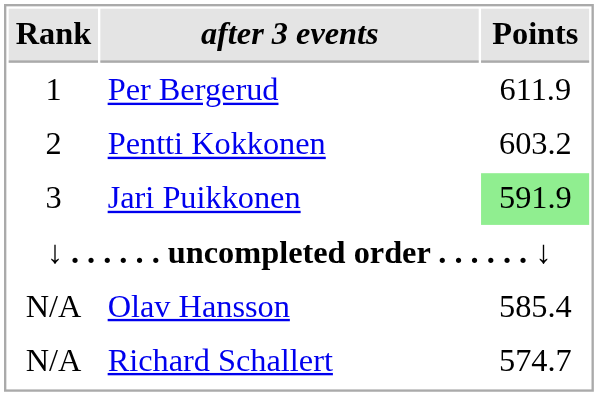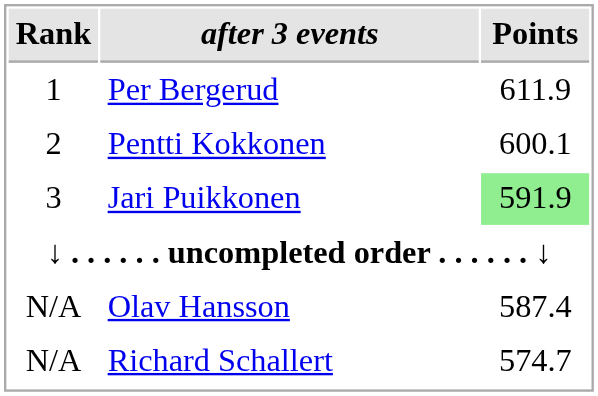(535, 144) 603.2 -> (535, 144) 600.1
(535, 306) 585.4 -> (535, 306) 587.4
